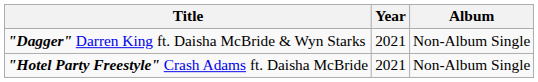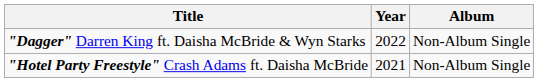(390, 41) 2021 -> (390, 41) 2022
